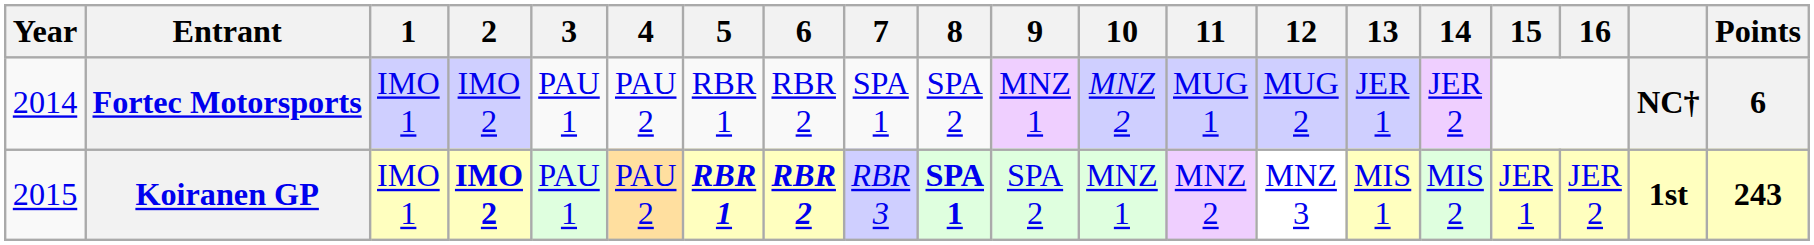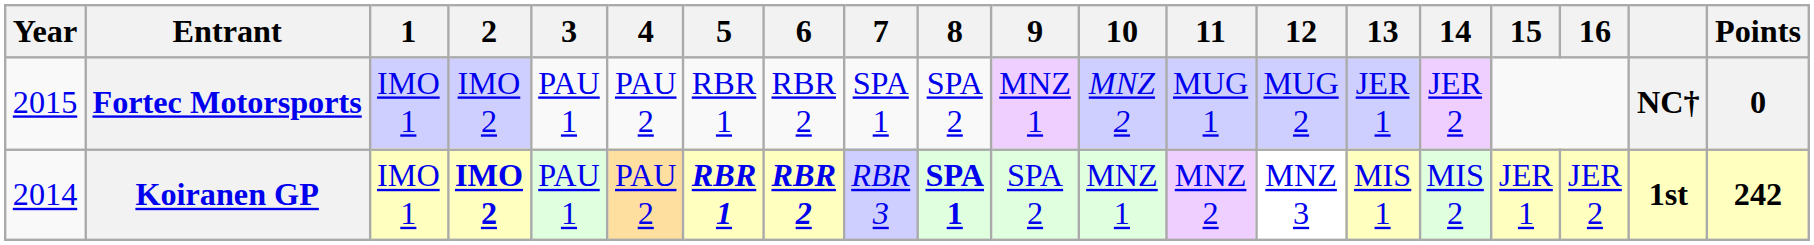(45, 102) 2014 -> (45, 102) 2015
(1758, 102) 6 -> (1758, 102) 0
(45, 193) 2015 -> (45, 193) 2014
(1758, 193) 243 -> (1758, 193) 242
